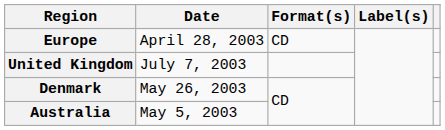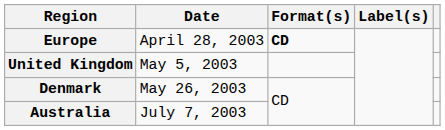(280, 41) normal -> (280, 41) bold
(193, 65) July 7, 2003 -> (189, 65) May 5, 2003
(189, 113) May 5, 2003 -> (193, 113) July 7, 2003
